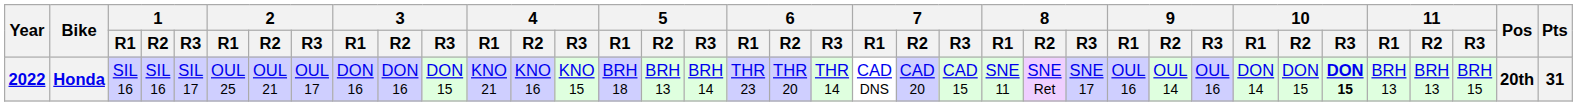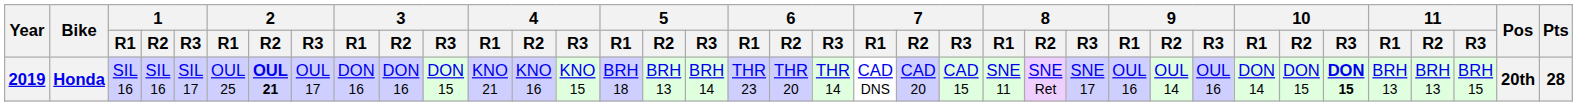(27, 79) 2022 -> (27, 79) 2019
(270, 78) normal -> (270, 79) bold
(1555, 79) 31 -> (1556, 79) 28
